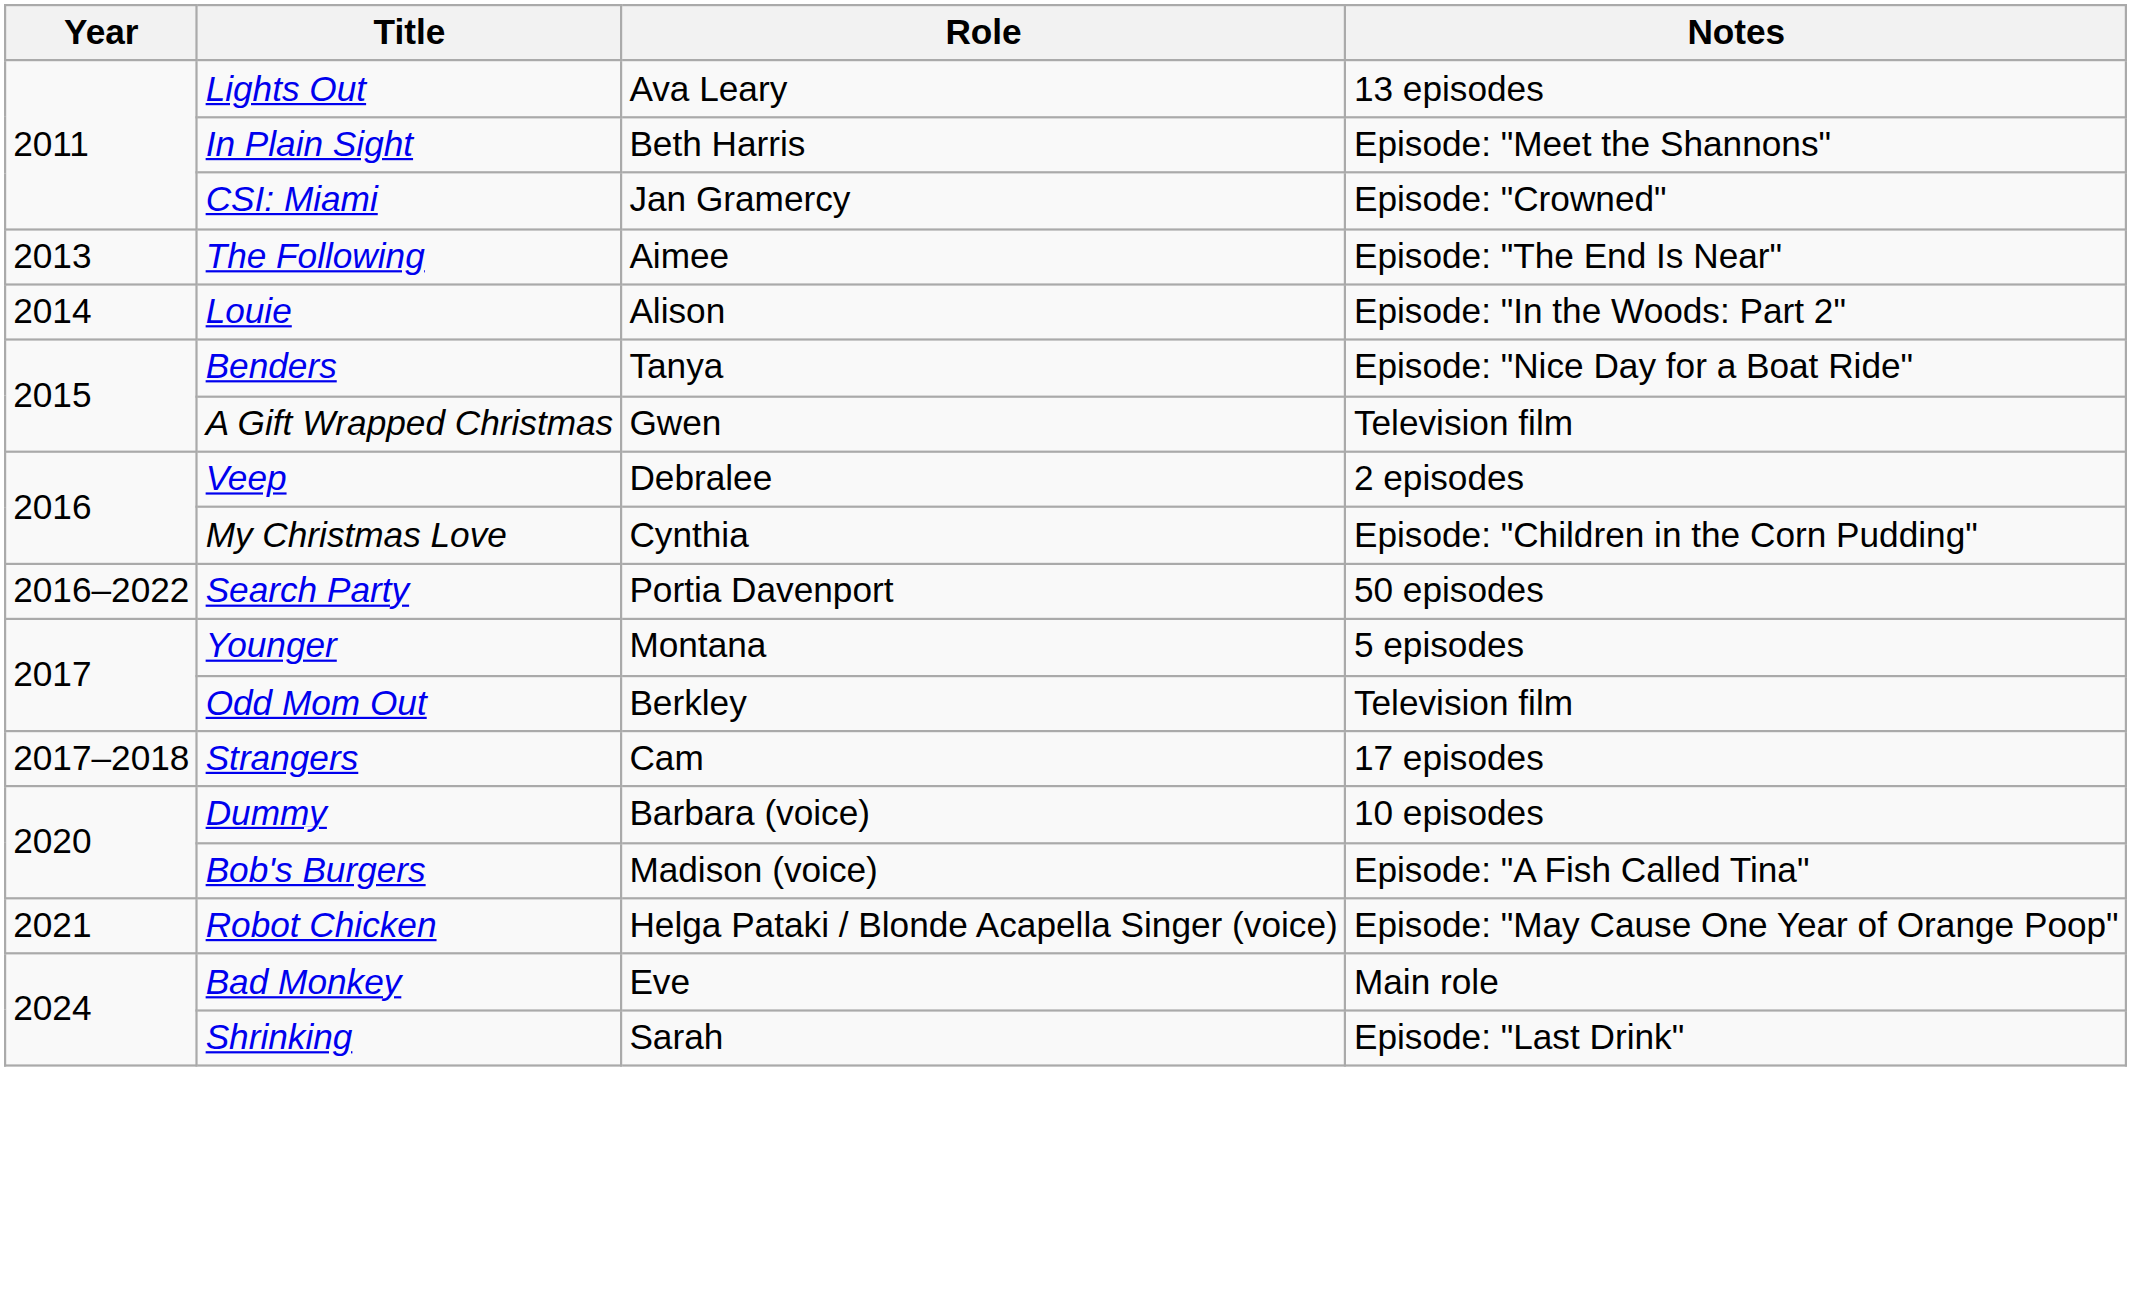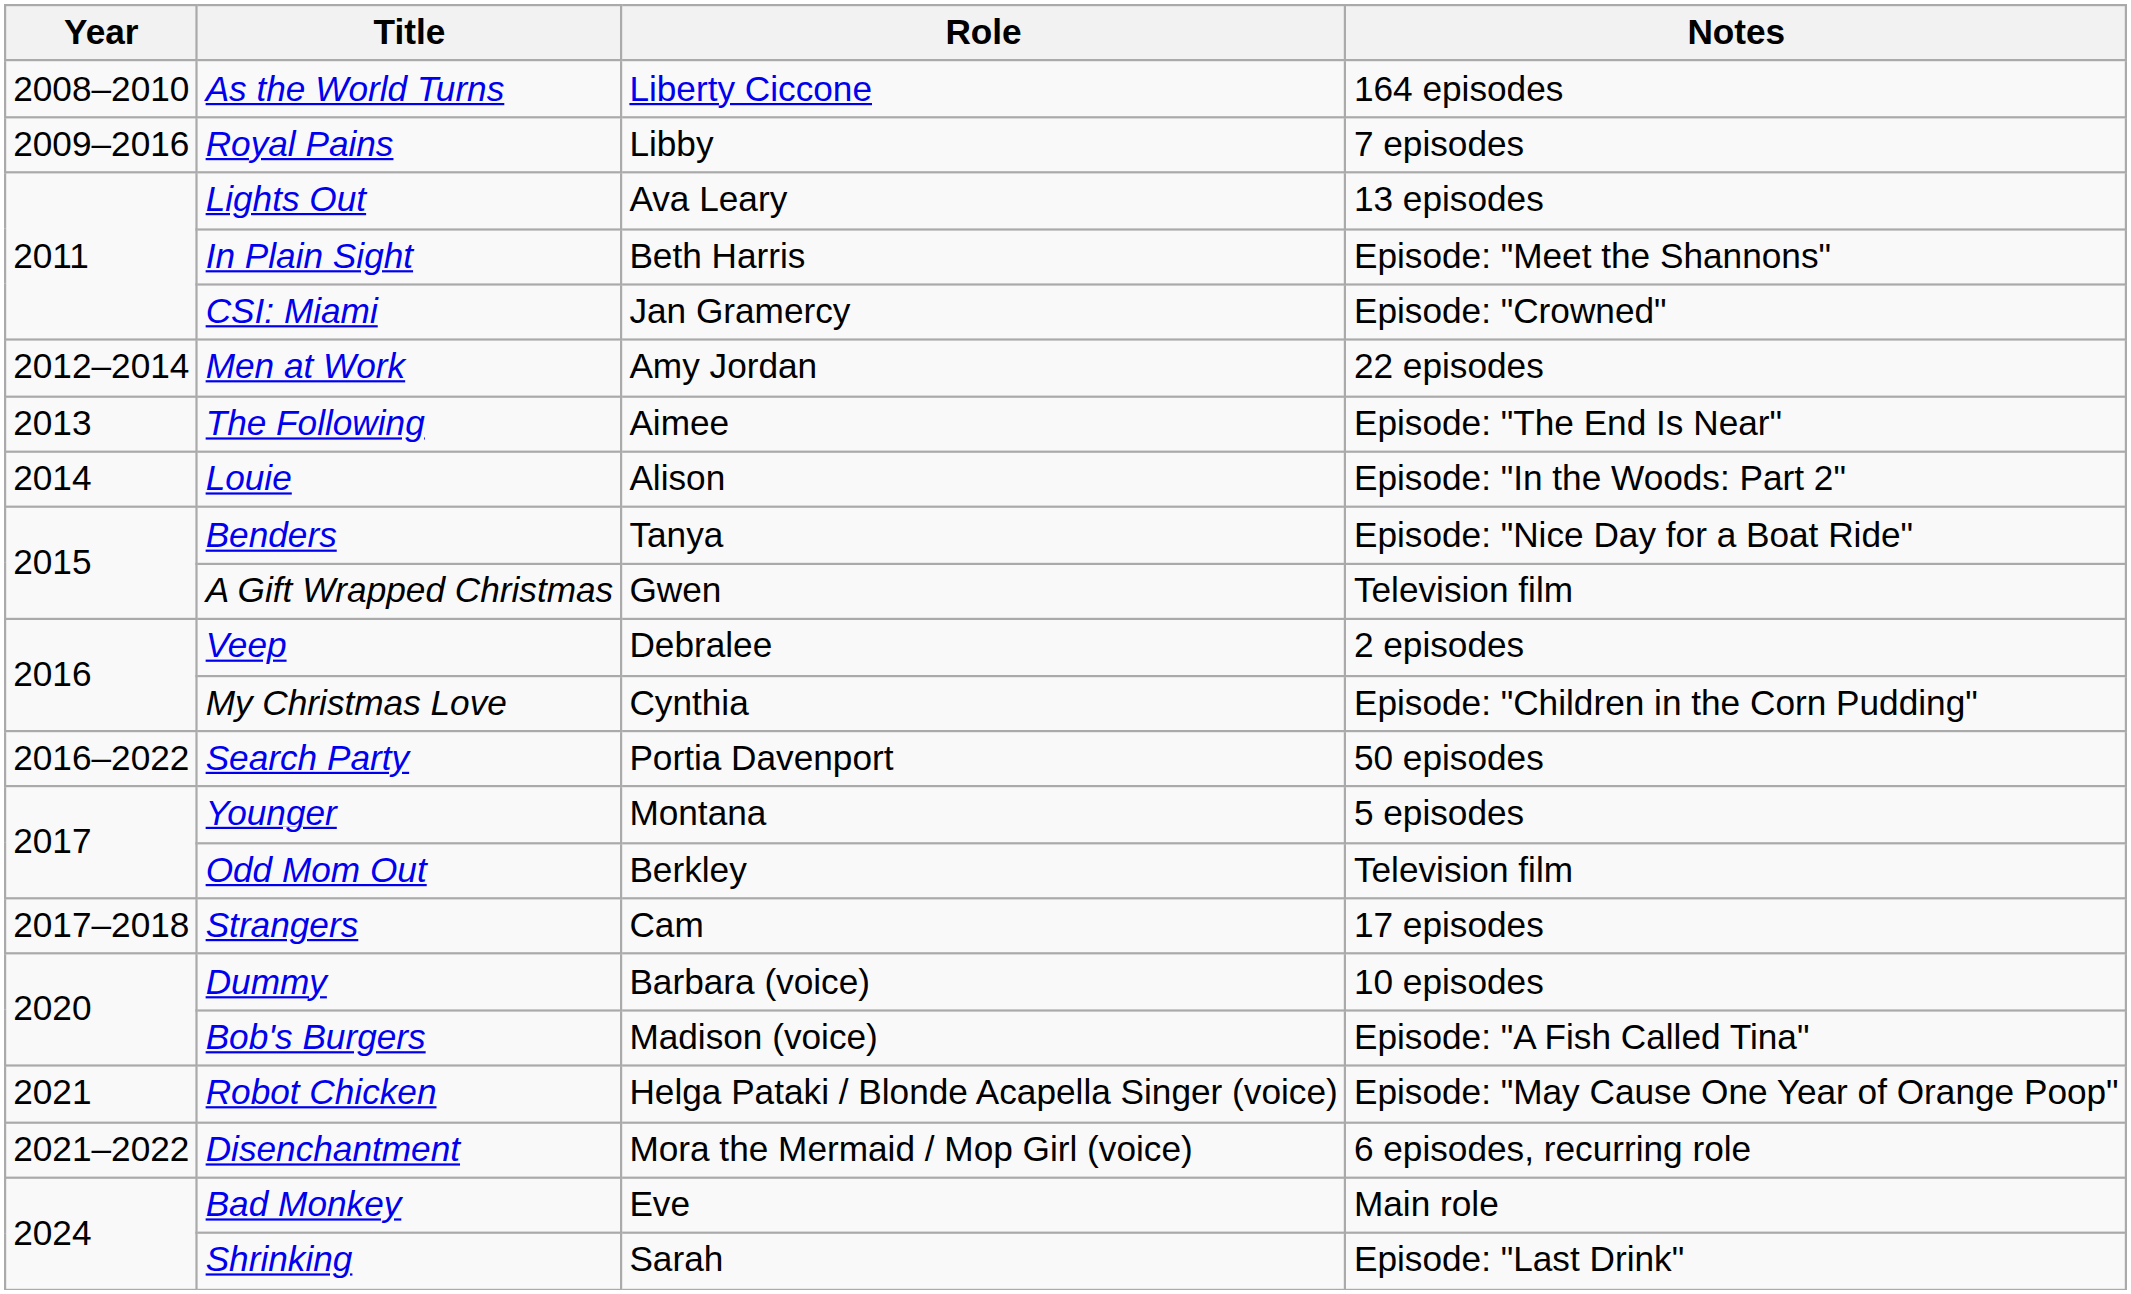+ row: (355, 88)
+ row: (300, 144)
+ row: (305, 367)
+ row: (333, 1148)
